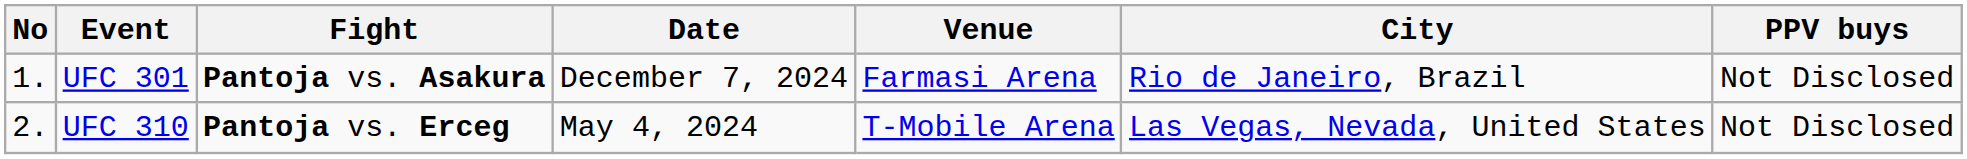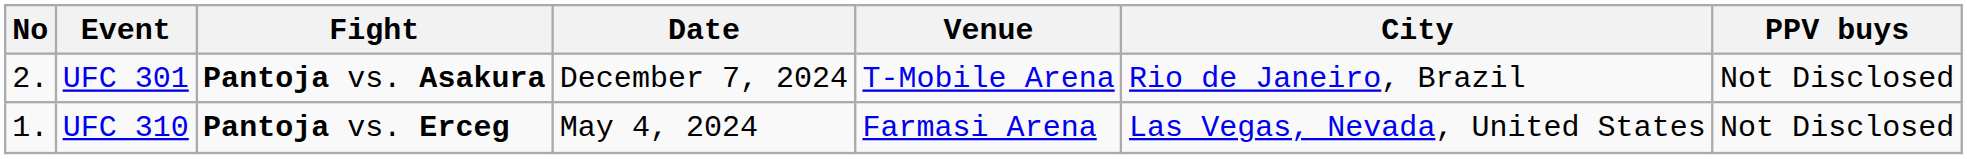(30, 79) 1. -> (30, 79) 2.
(980, 79) Farmasi Arena -> (989, 79) T-Mobile Arena
(30, 128) 2. -> (30, 128) 1.
(989, 128) T-Mobile Arena -> (980, 128) Farmasi Arena
